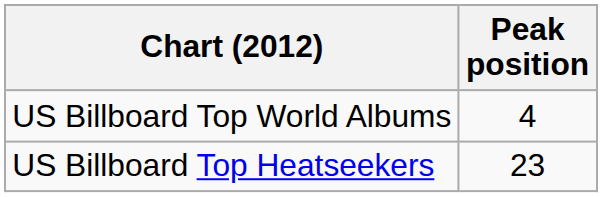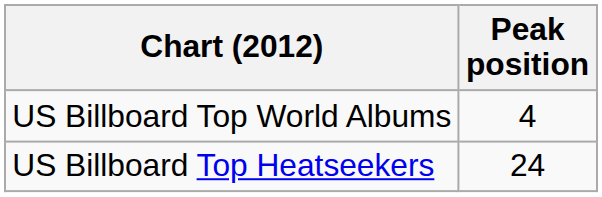(528, 165) 23 -> (528, 165) 24
